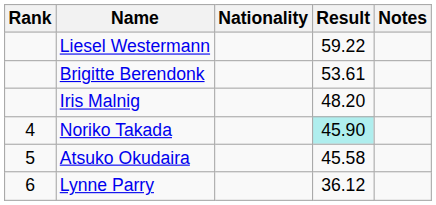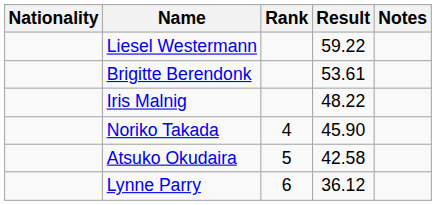columns swapped: (30, 18) <-> (263, 18)
(343, 102) 48.20 -> (343, 102) 48.22
(343, 130) paleturquoise background -> (343, 130) no background
(343, 158) 45.58 -> (343, 158) 42.58
